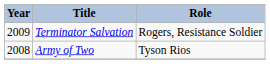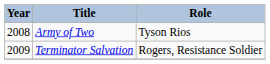rows swapped: (65, 50) <-> (84, 31)
